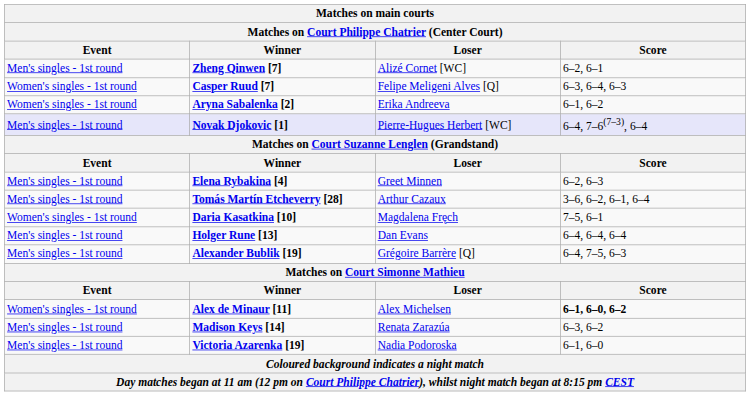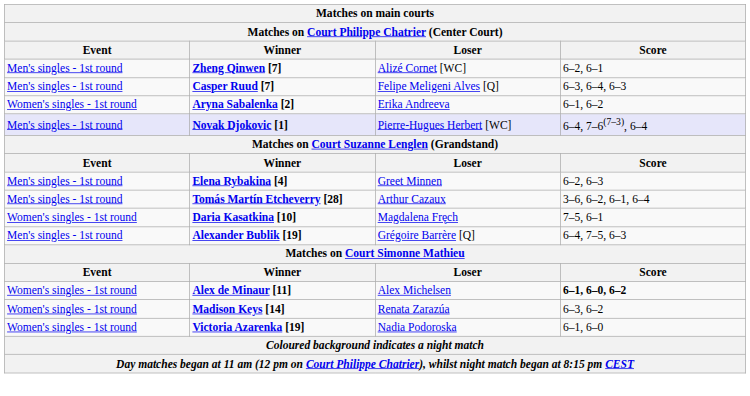(72, 86) Women's singles - 1st round -> (65, 86) Men's singles - 1st round
- row: (235, 235)
(65, 327) Men's singles - 1st round -> (72, 309) Women's singles - 1st round
(65, 345) Men's singles - 1st round -> (72, 327) Women's singles - 1st round
